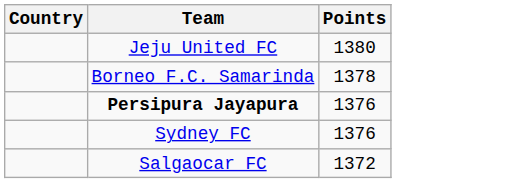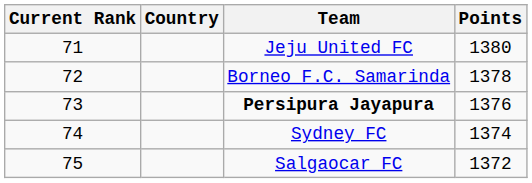+ column: (73, 19)
(355, 134) 1376 -> (490, 134) 1374
